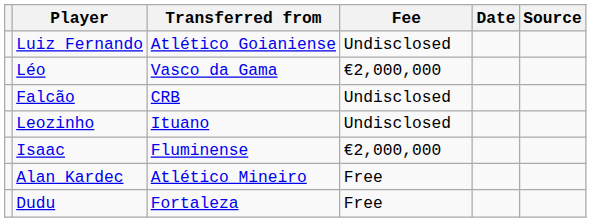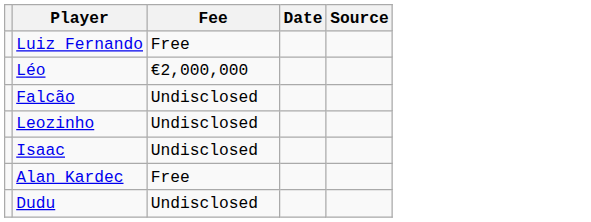- column: (243, 18)
(397, 44) Undisclosed -> (170, 44) Free
(393, 150) €2,000,000 -> (204, 150) Undisclosed
(363, 203) Free -> (204, 203) Undisclosed
